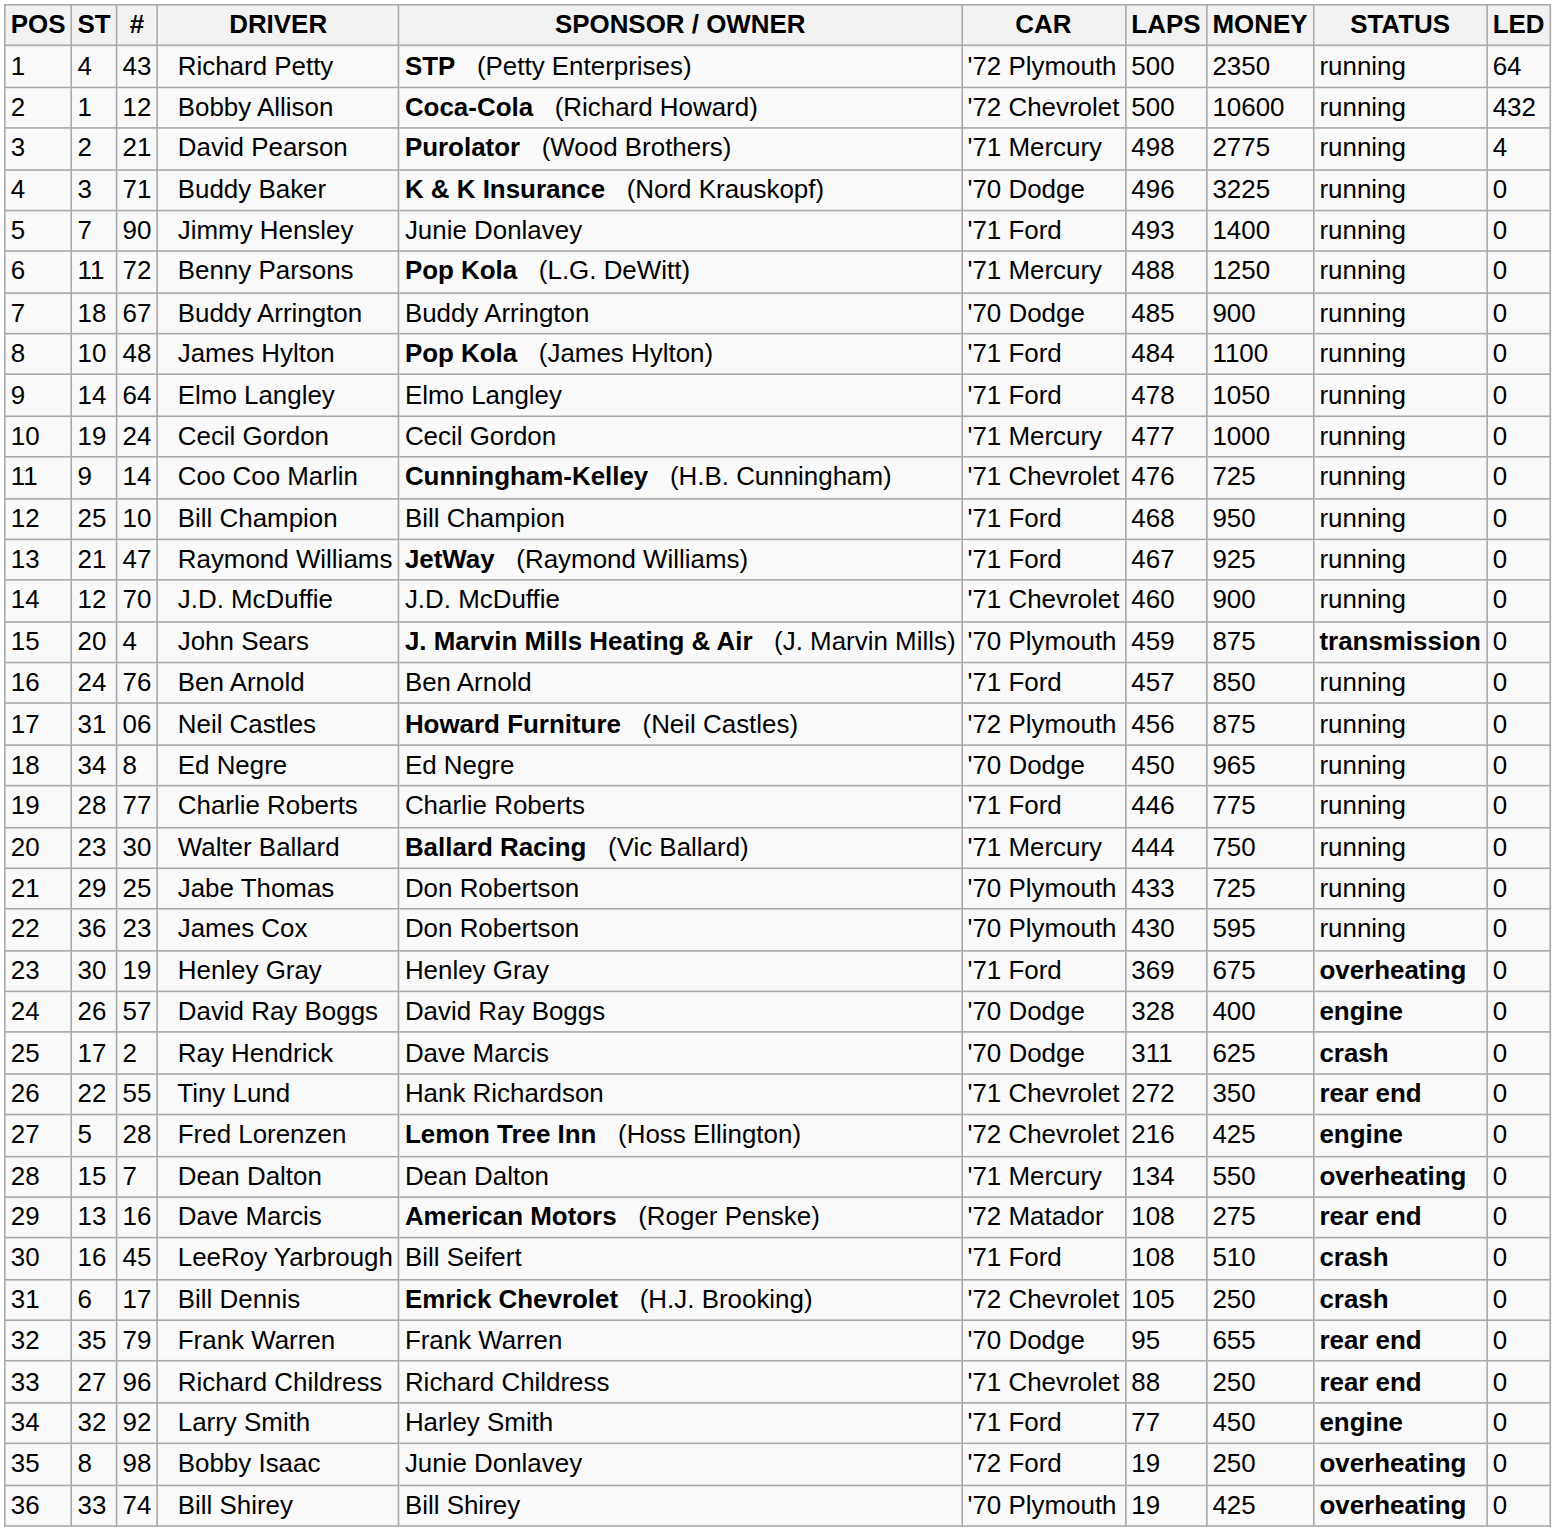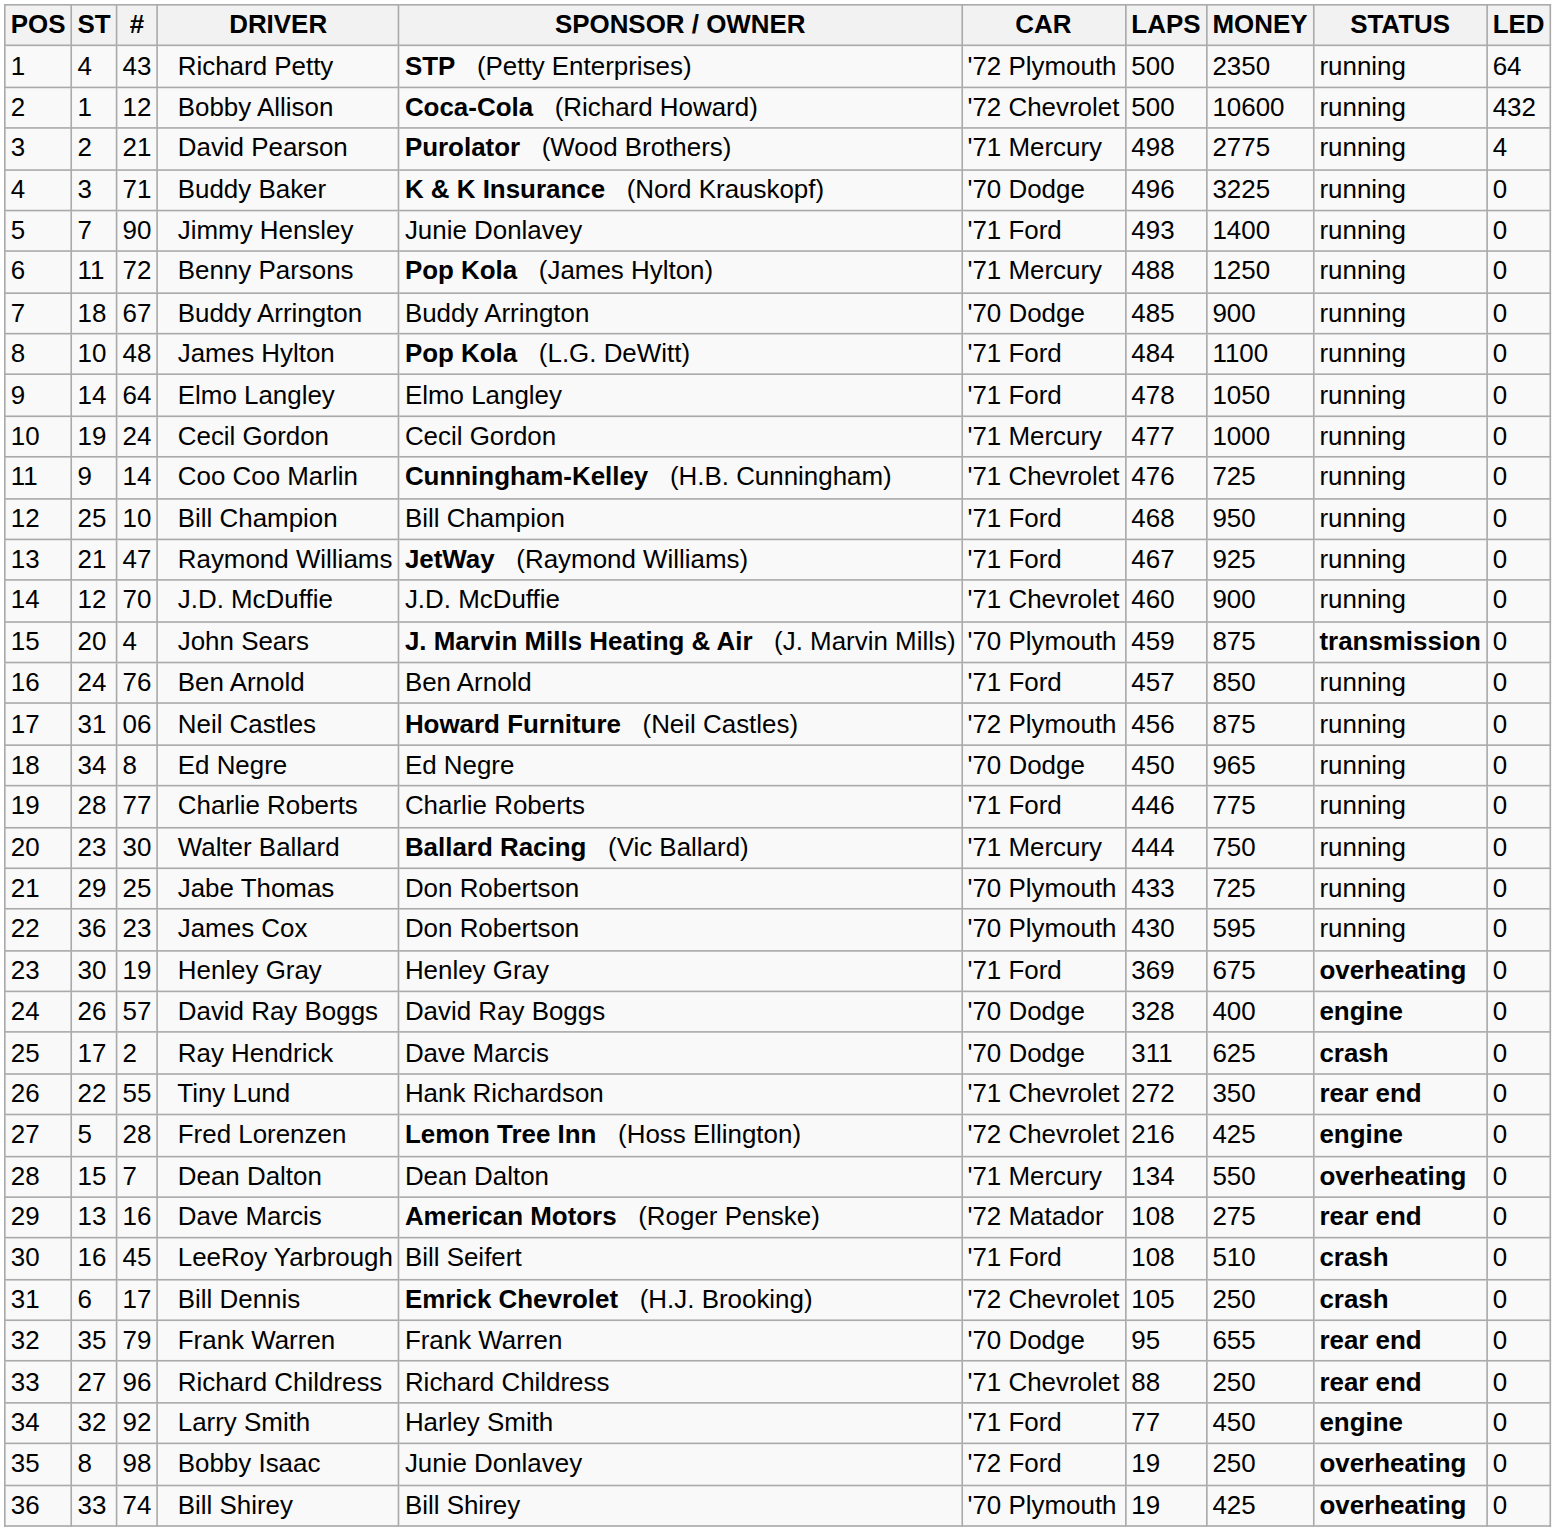(547, 271) Pop Kola (L.G. DeWitt) -> (559, 271) Pop Kola (James Hylton)
(559, 353) Pop Kola (James Hylton) -> (547, 353) Pop Kola (L.G. DeWitt)
